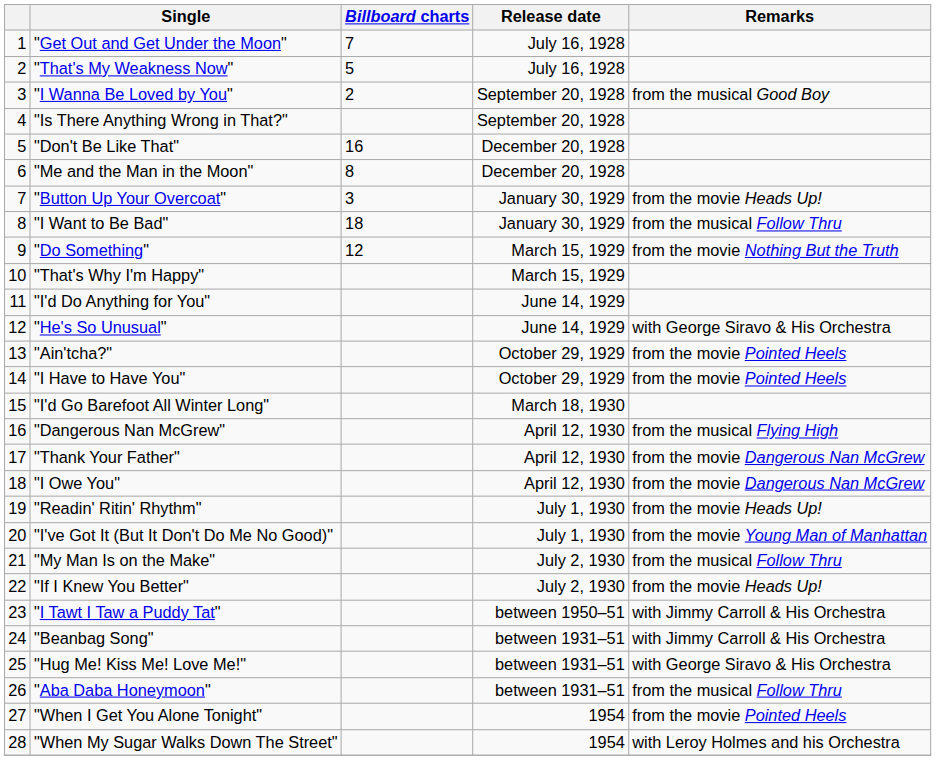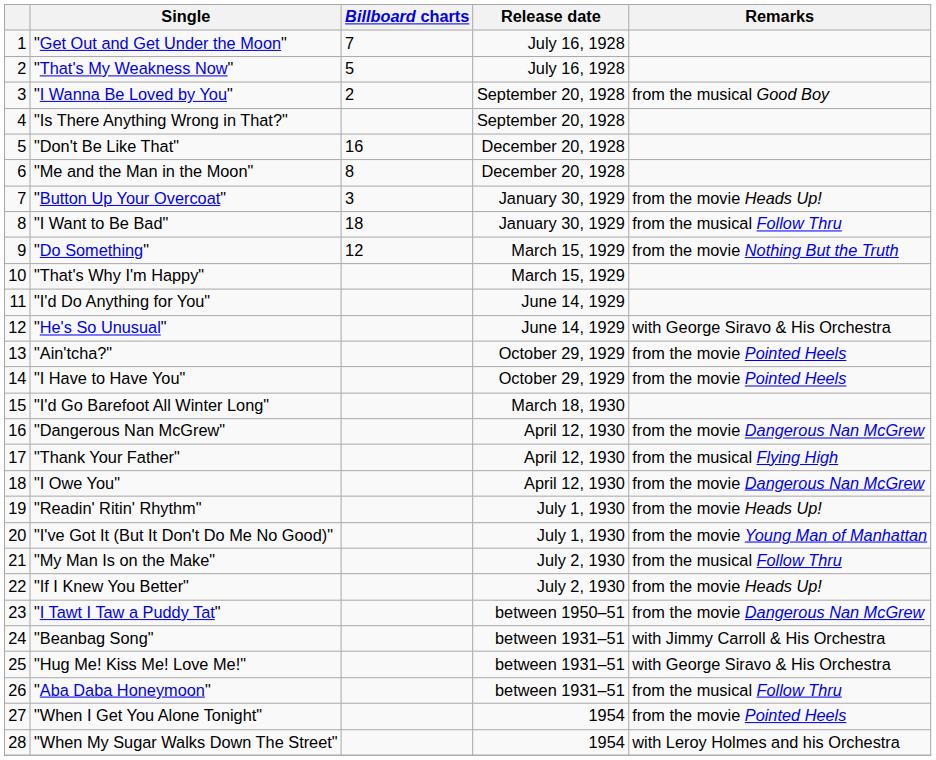(735, 431) from the musical Flying High -> (778, 431) from the movie Dangerous Nan McGrew
(778, 457) from the movie Dangerous Nan McGrew -> (735, 457) from the musical Flying High
(759, 612) with Jimmy Carroll & His Orchestra -> (778, 612) from the movie Dangerous Nan McGrew
